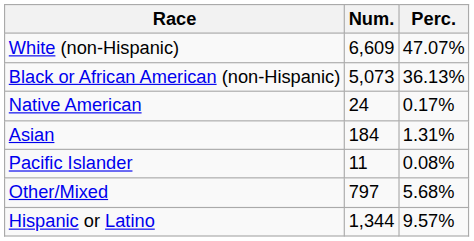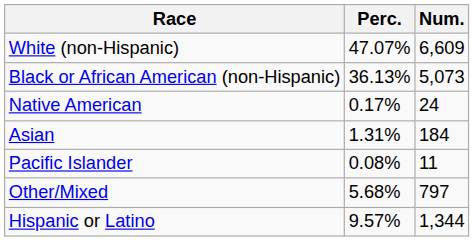columns swapped: (371, 18) <-> (434, 18)
